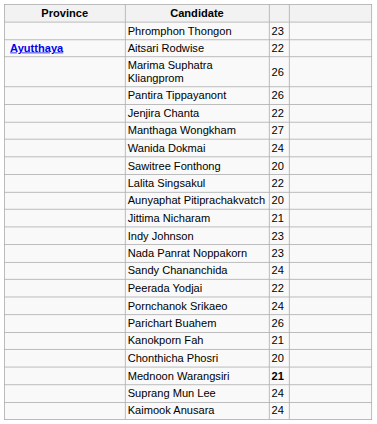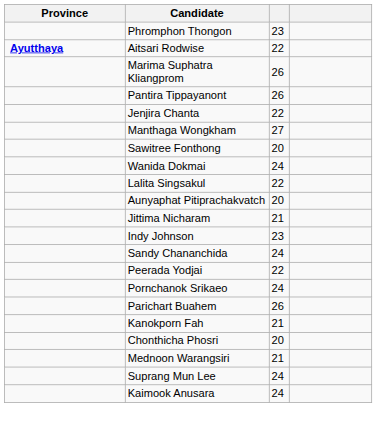rows swapped: (167, 148) <-> (174, 166)
- row: (187, 254)
(278, 376) bold -> (278, 359) normal
